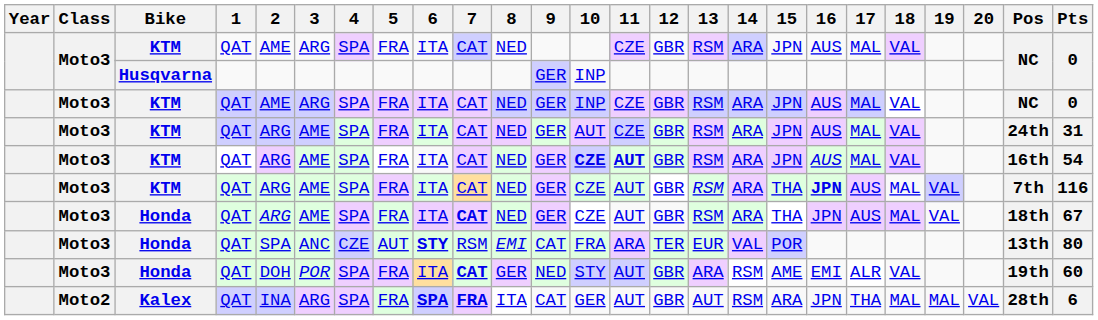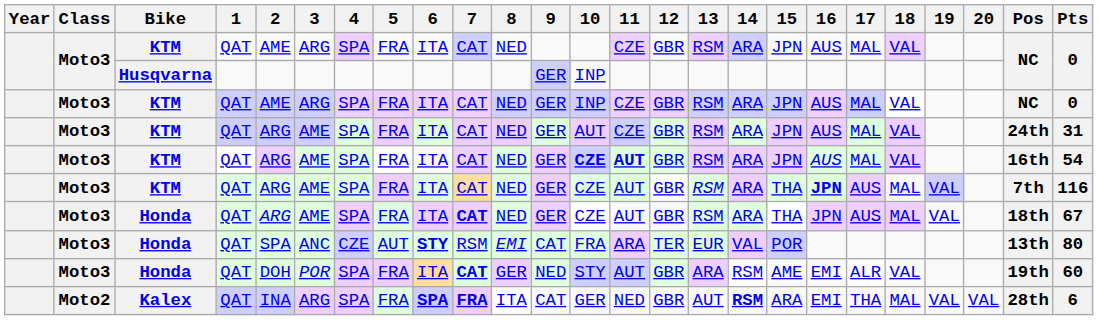(629, 301) AUT -> (629, 301) NED
(748, 301) normal -> (748, 301) bold
(826, 301) JPN -> (826, 301) EMI
(944, 301) MAL -> (944, 301) VAL
